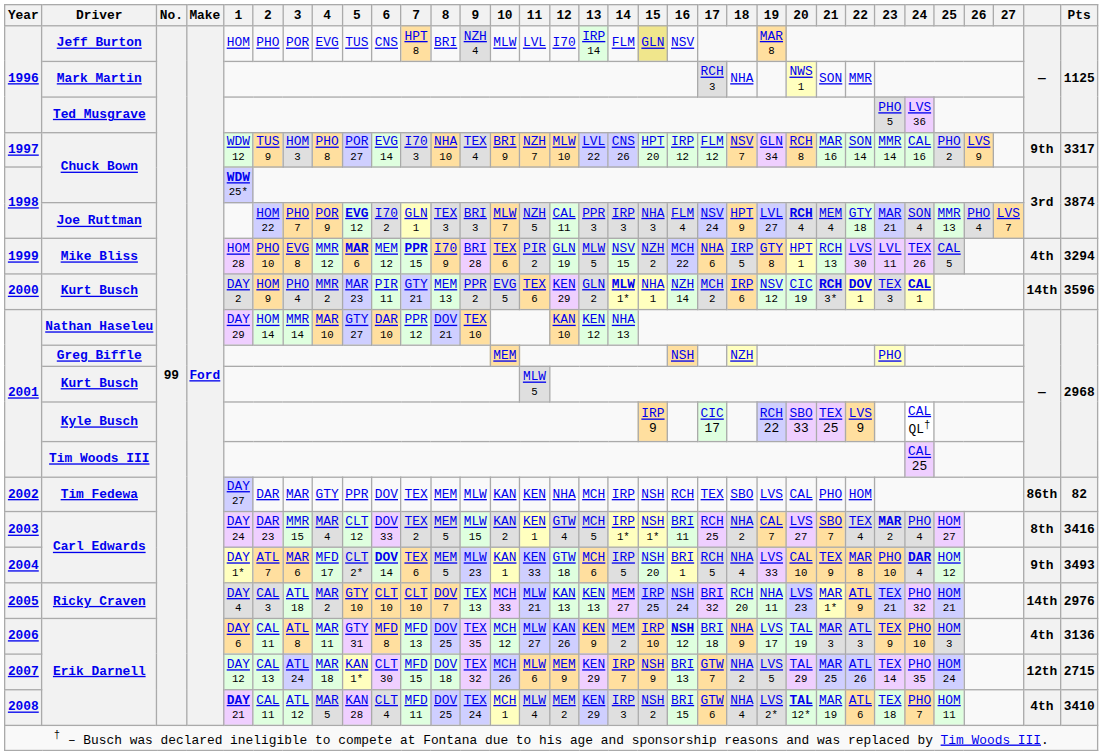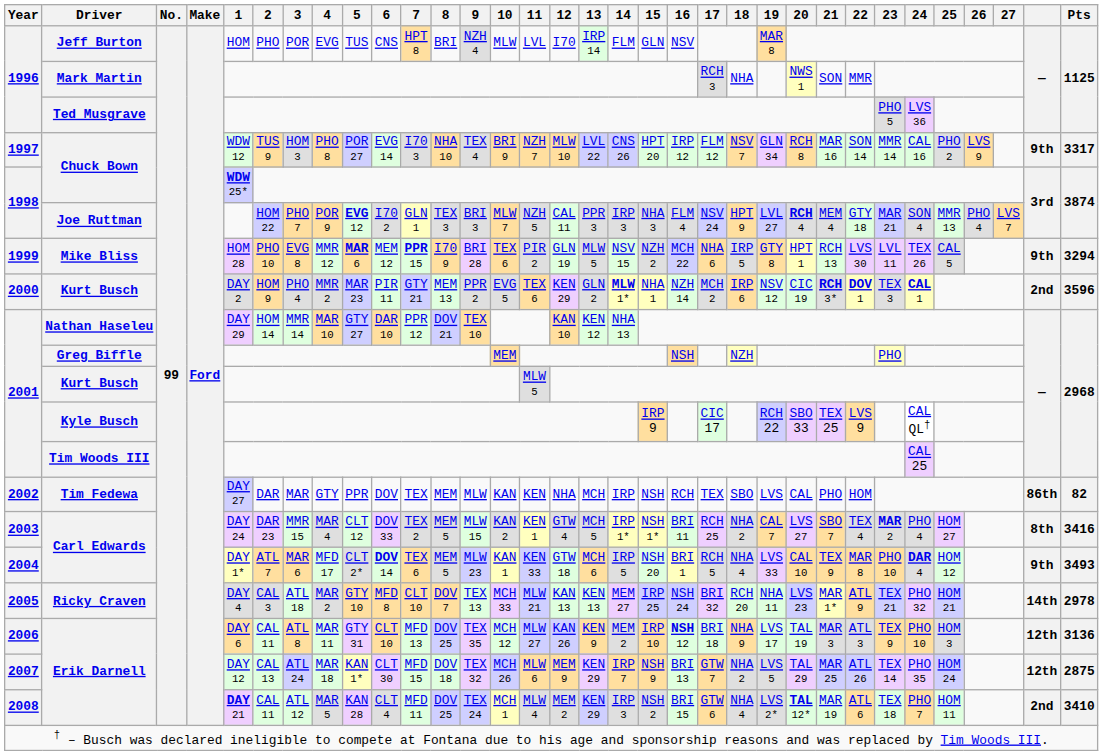(653, 43) khaki background -> (653, 43) no background
(1042, 256) 4th -> (1042, 256) 9th
(1042, 291) 14th -> (1042, 291) 2nd
(386, 600) CLT 10 -> (386, 600) MFD 8
(1079, 600) 2976 -> (1079, 600) 2978
(386, 635) MFD 8 -> (386, 635) CLT 10
(1042, 636) 4th -> (1042, 636) 12th
(1079, 671) 2715 -> (1079, 671) 2875
(1042, 707) 4th -> (1042, 707) 2nd
